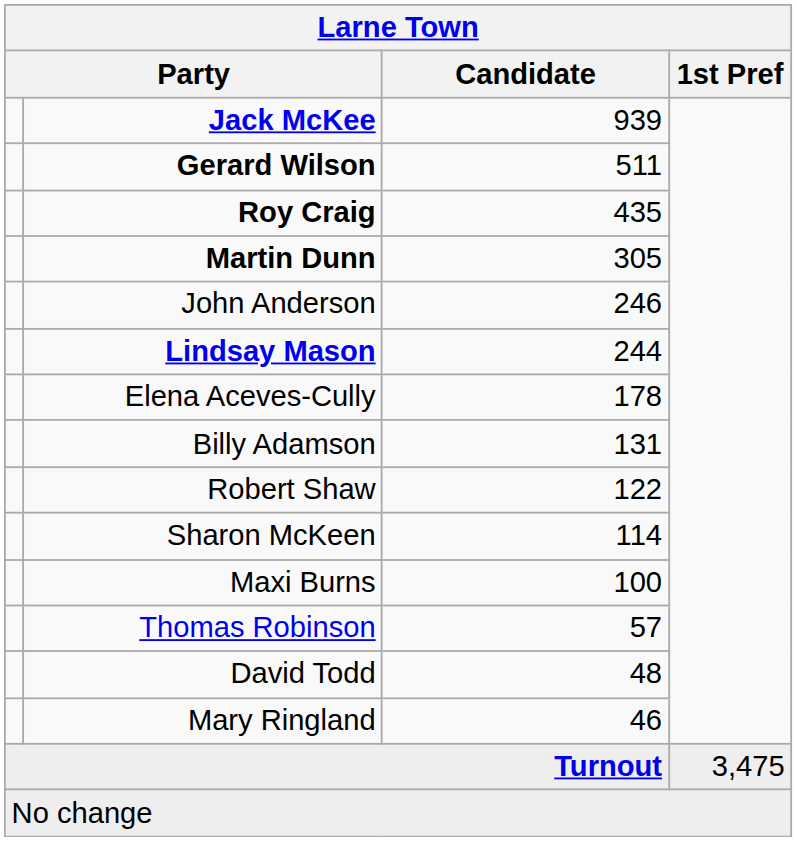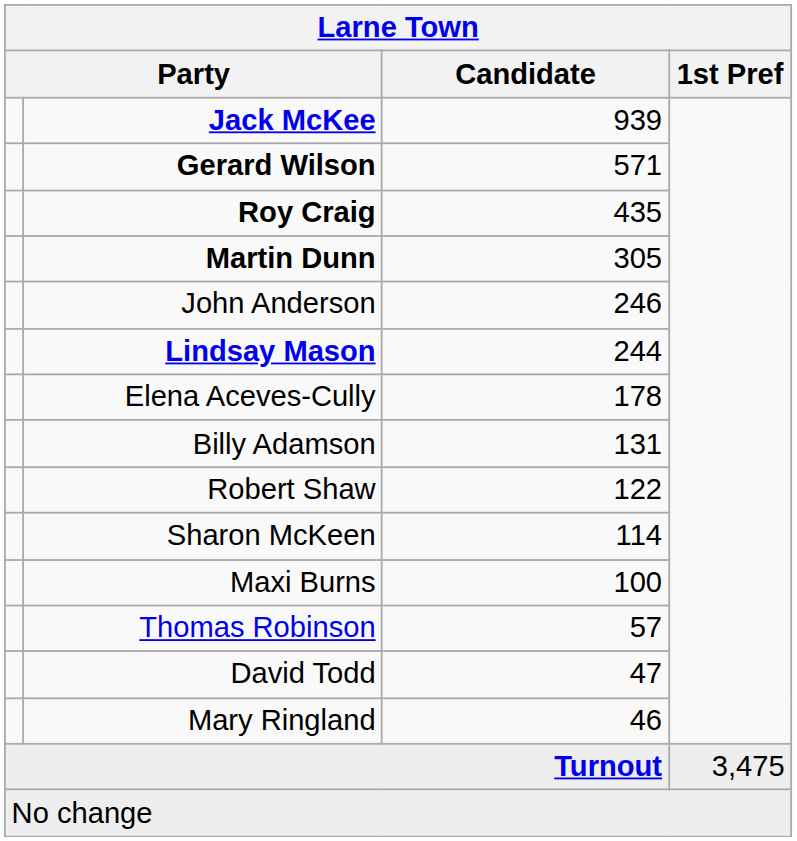(639, 166) 511 -> (638, 166) 571
(646, 674) 48 -> (646, 674) 47
